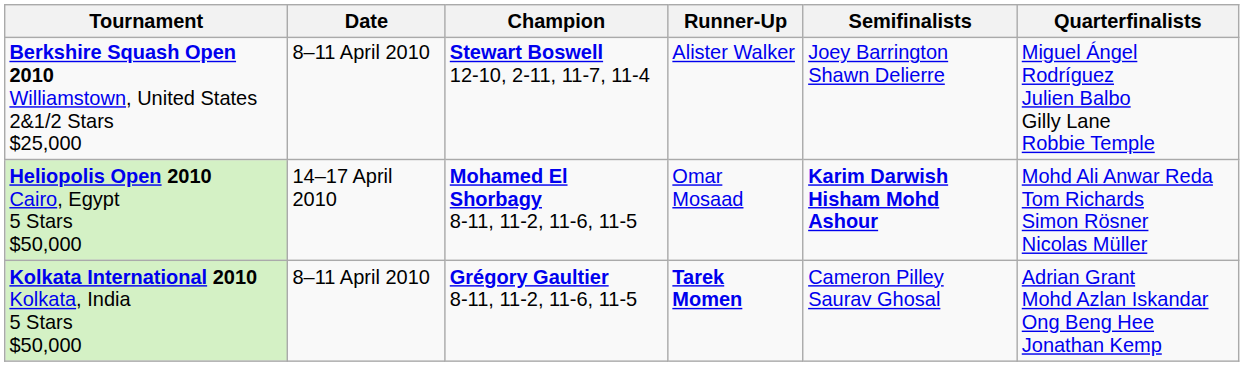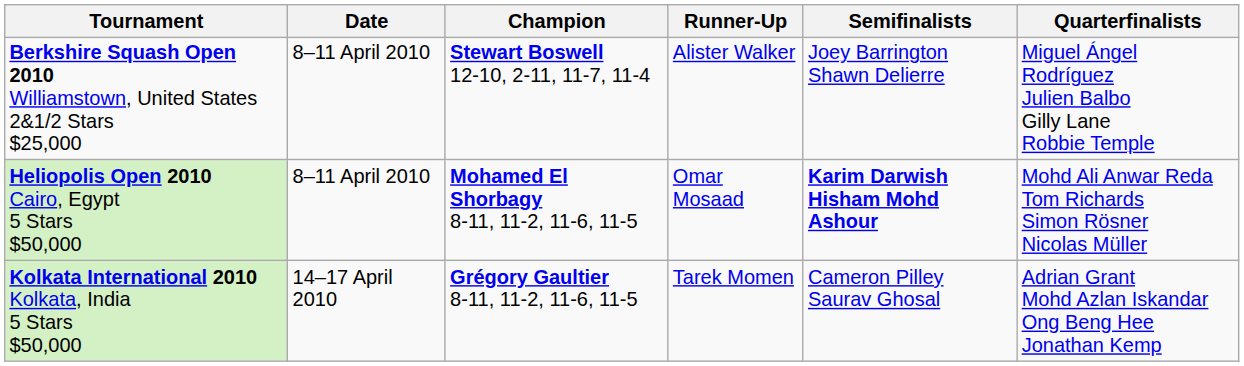(342, 187) 14–17 April 2010 -> (361, 176) 8–11 April 2010
(361, 276) 8–11 April 2010 -> (343, 288) 14–17 April 2010
(707, 288) bold -> (733, 276) normal
